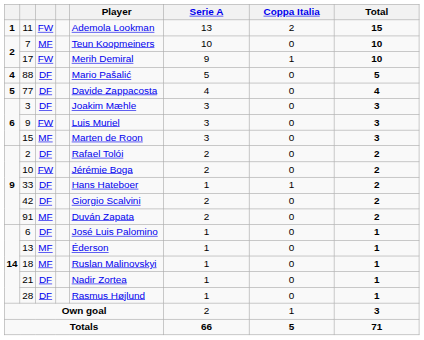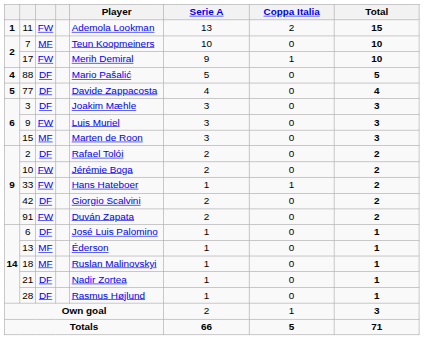(46, 185) DF -> (46, 185) FW
(46, 216) MF -> (46, 216) FW
